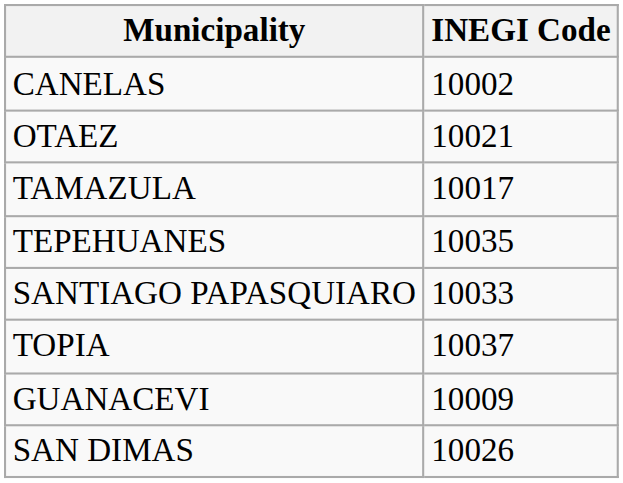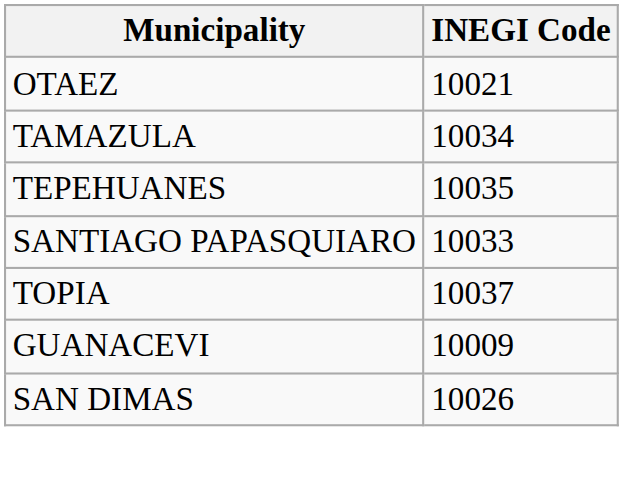- row: (89, 83)
(473, 188) 10017 -> (473, 135) 10034
